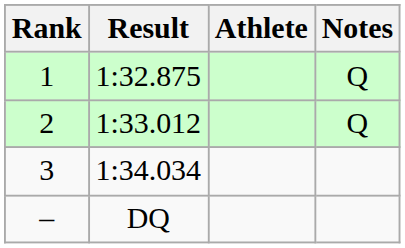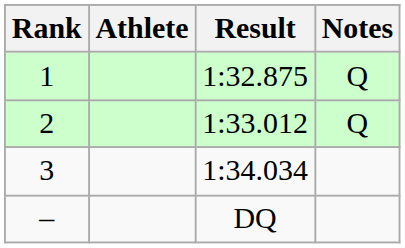columns swapped: (261, 28) <-> (148, 28)
